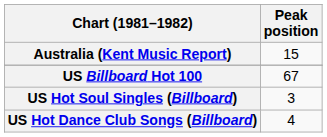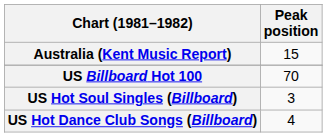(291, 76) 67 -> (291, 76) 70
